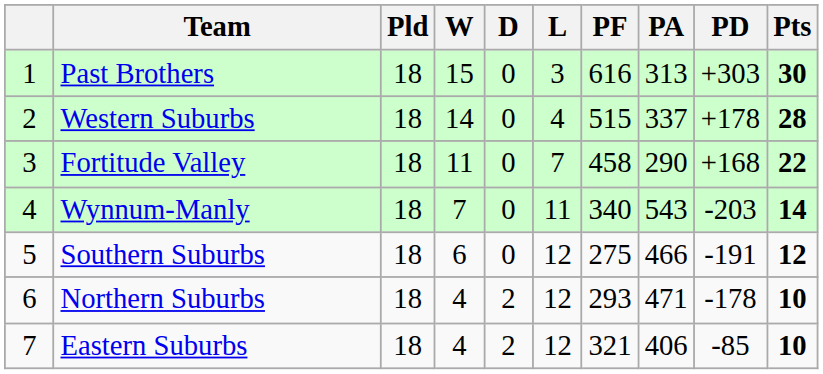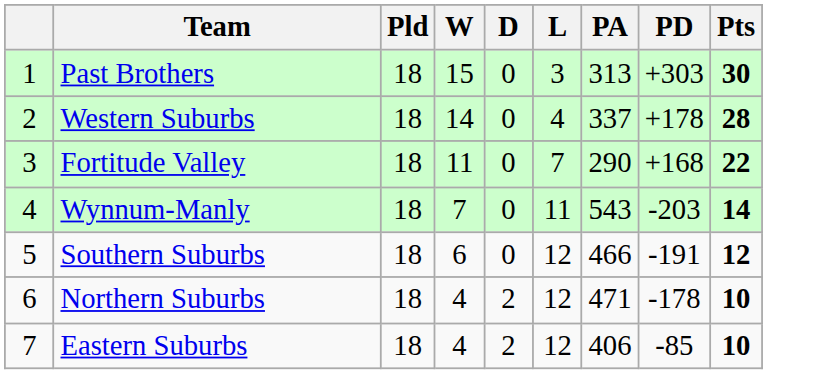- column: (610, 27)
